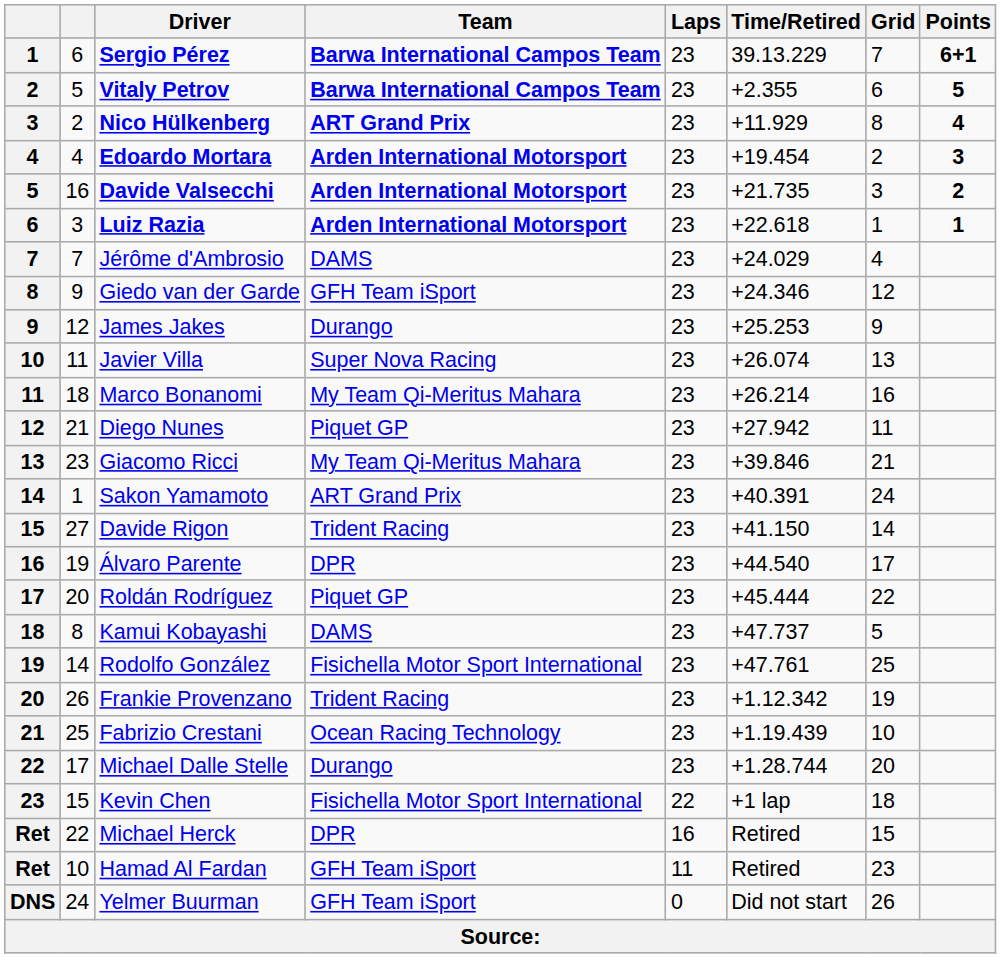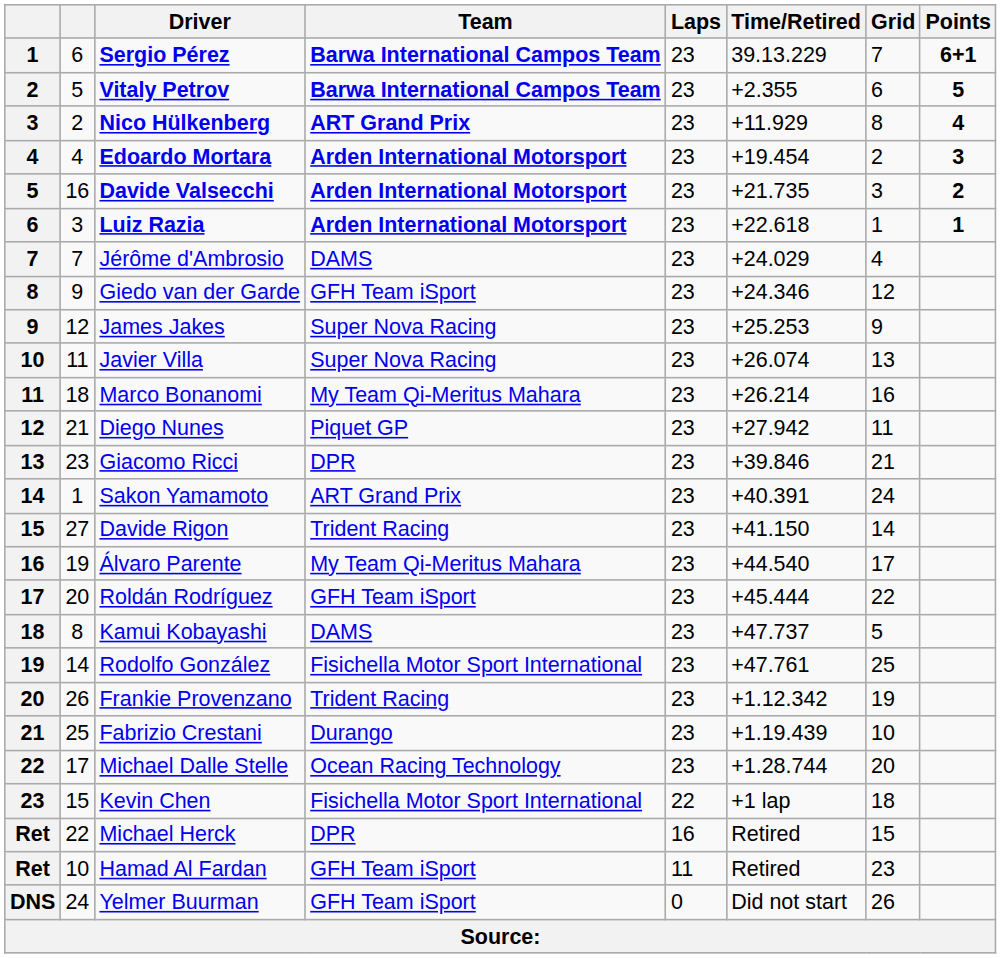(351, 326) Durango -> (403, 326) Super Nova Racing
(445, 462) My Team Qi-Meritus Mahara -> (333, 462) DPR
(333, 563) DPR -> (445, 563) My Team Qi-Meritus Mahara
(359, 597) Piquet GP -> (393, 597) GFH Team iSport
(435, 733) Ocean Racing Technology -> (351, 733) Durango
(351, 766) Durango -> (435, 766) Ocean Racing Technology
